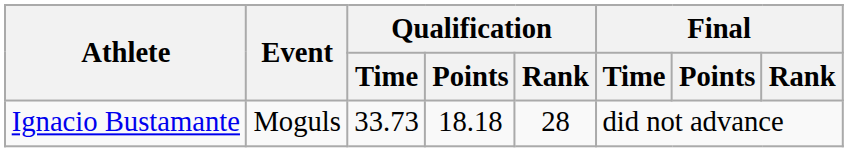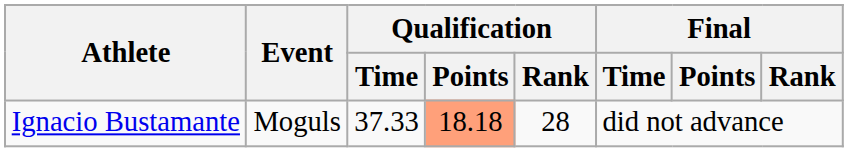(387, 123) 33.73 -> (387, 123) 37.33
(470, 123) no background -> (470, 123) lightsalmon background
